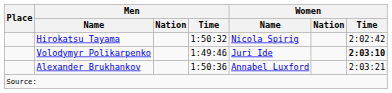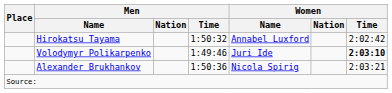(265, 40) Nicola Spirig -> (270, 40) Annabel Luxford
(270, 67) Annabel Luxford -> (265, 67) Nicola Spirig
